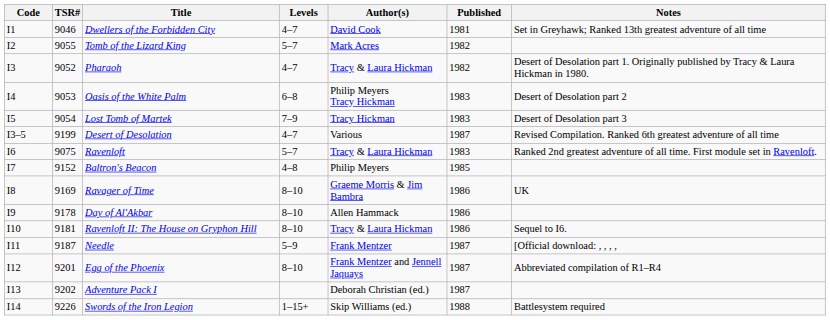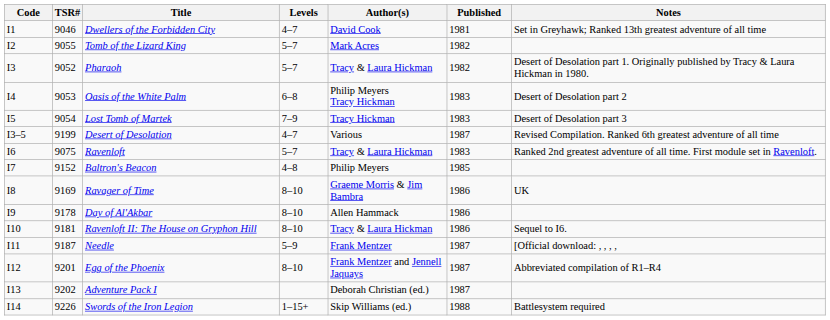(290, 68) 4–7 -> (290, 68) 5–7
